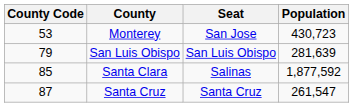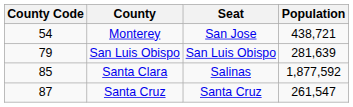(46, 33) 53 -> (46, 33) 54
(314, 33) 430,723 -> (314, 33) 438,721
